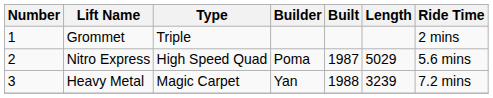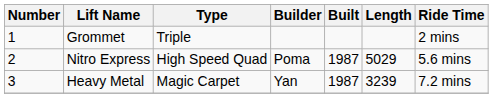(344, 81) 1988 -> (344, 81) 1987
